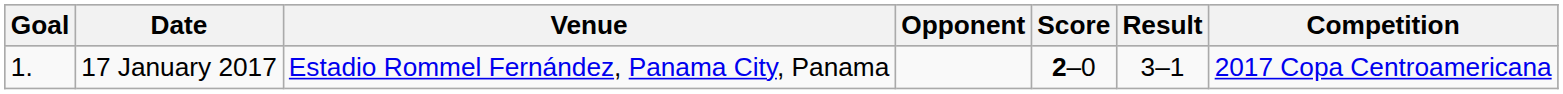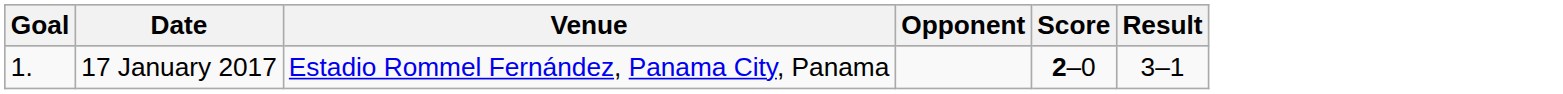- column: (1383, 25)
